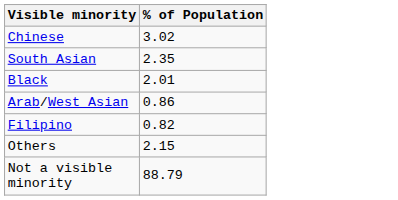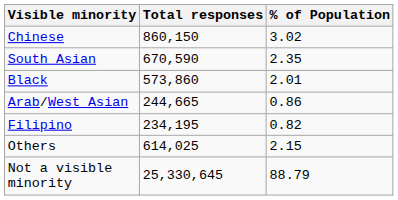+ column: (203, 15)
